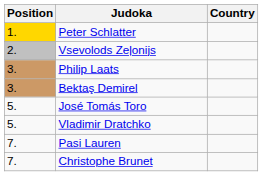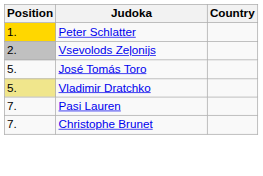- row: (89, 69)
- row: (98, 87)
(12, 124) no background -> (12, 87) khaki background
